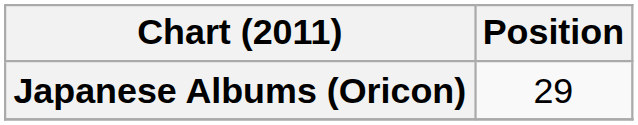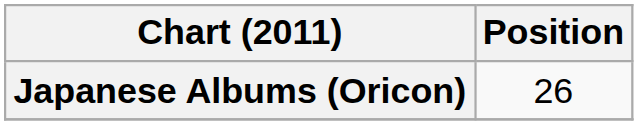(553, 89) 29 -> (553, 89) 26
